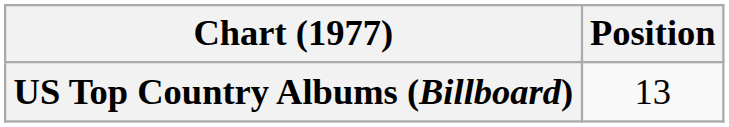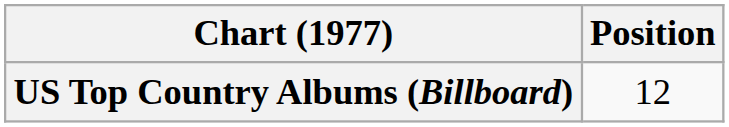(653, 91) 13 -> (653, 91) 12
